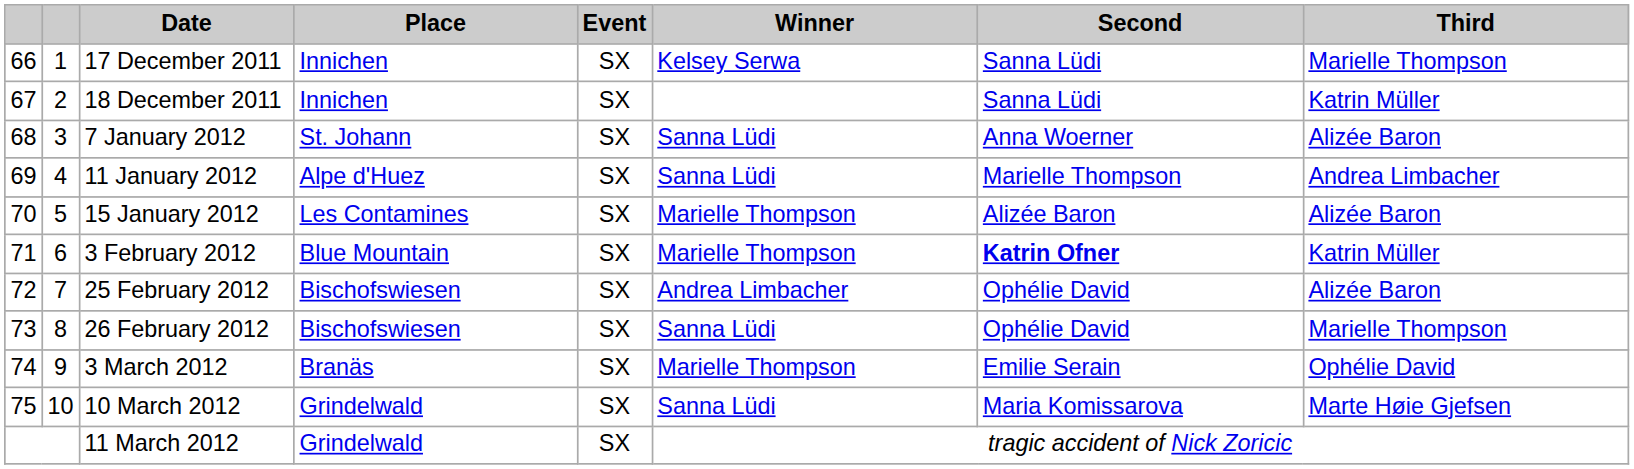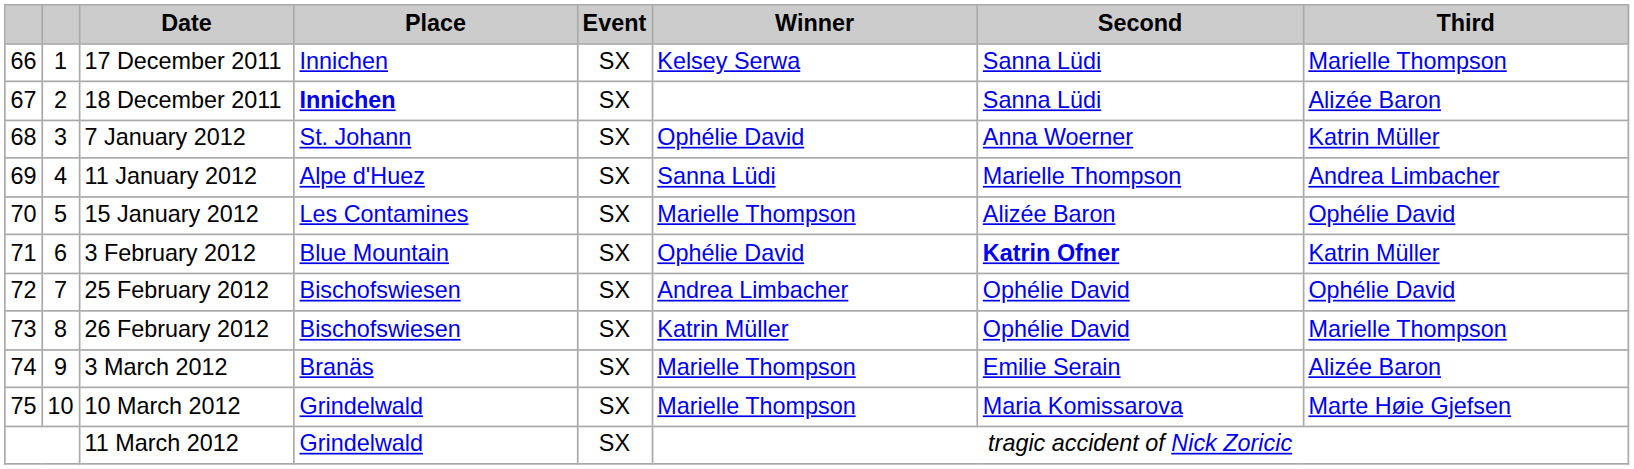(344, 99) normal -> (348, 99) bold
(1374, 99) Katrin Müller -> (1375, 99) Alizée Baron
(716, 138) Sanna Lüdi -> (731, 138) Ophélie David
(1375, 138) Alizée Baron -> (1374, 138) Katrin Müller
(1375, 214) Alizée Baron -> (1382, 214) Ophélie David
(756, 252) Marielle Thompson -> (731, 252) Ophélie David
(1375, 291) Alizée Baron -> (1382, 291) Ophélie David
(716, 329) Sanna Lüdi -> (723, 329) Katrin Müller
(1382, 367) Ophélie David -> (1375, 367) Alizée Baron
(716, 405) Sanna Lüdi -> (756, 405) Marielle Thompson
